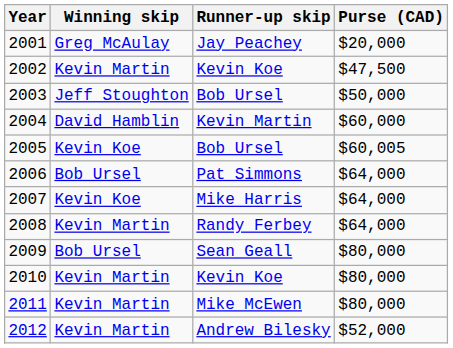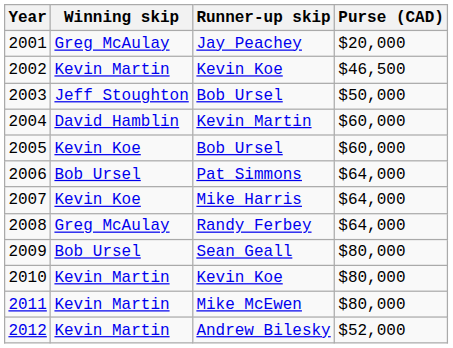(372, 70) $47,500 -> (372, 70) $46,500
(372, 148) $60,005 -> (372, 148) $60,000
(112, 226) Kevin Martin -> (112, 226) Greg McAulay
